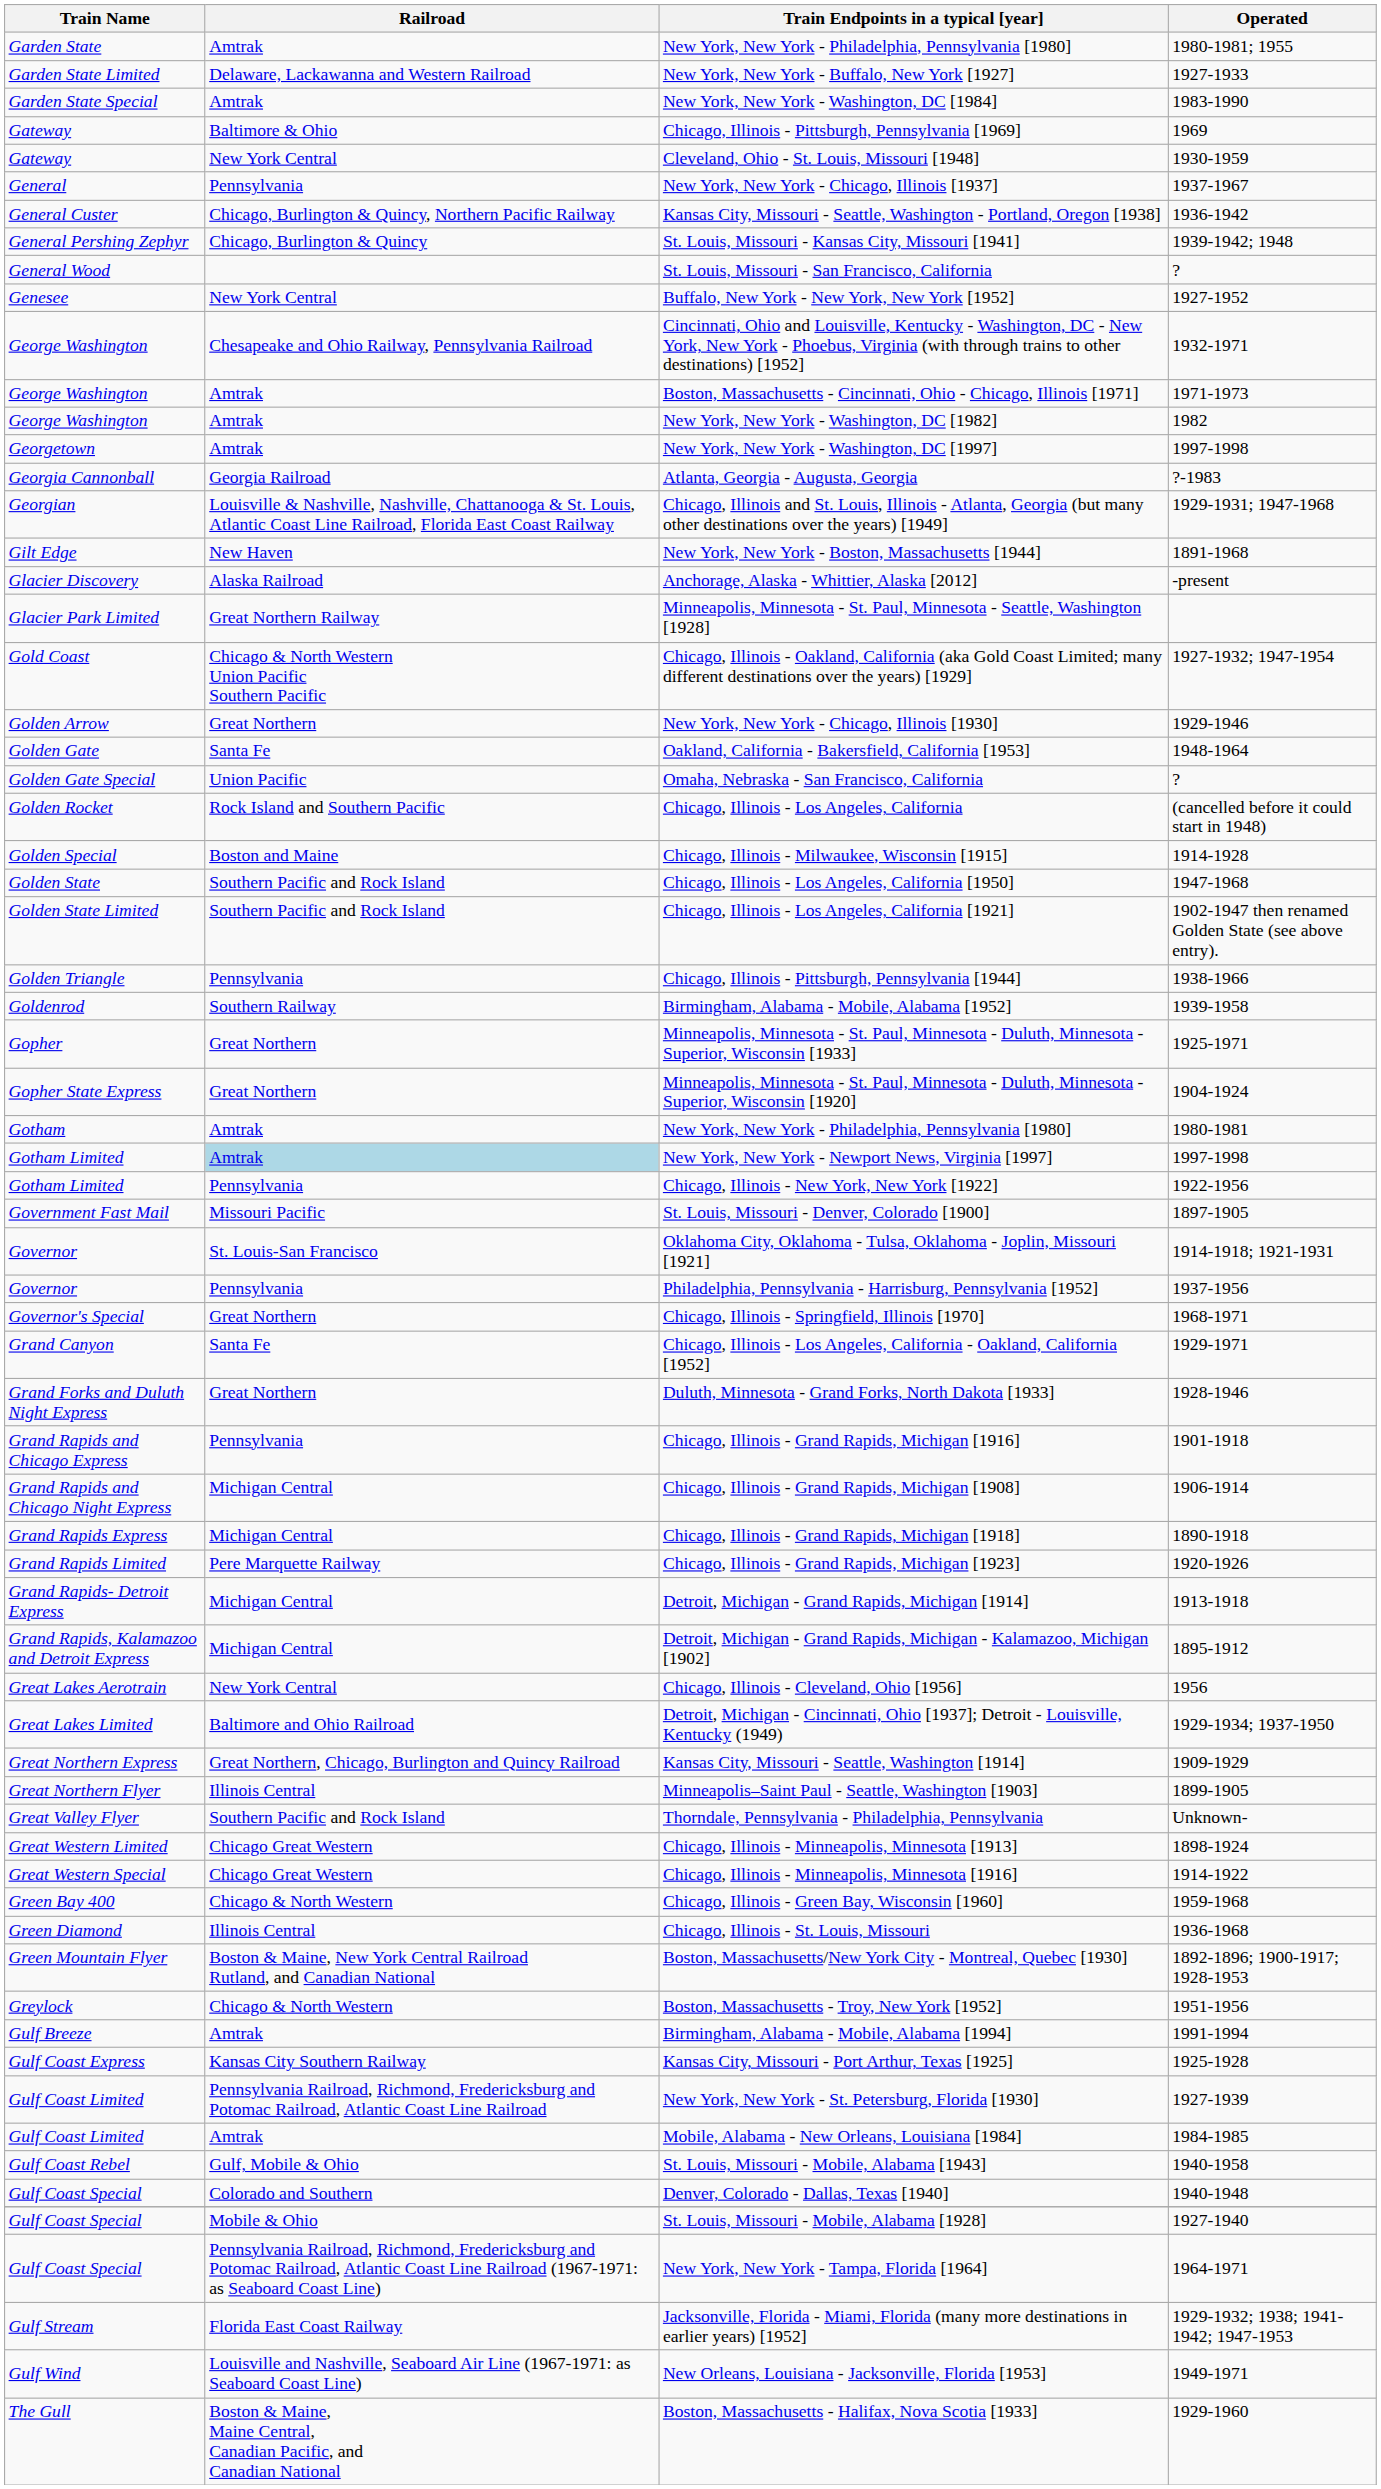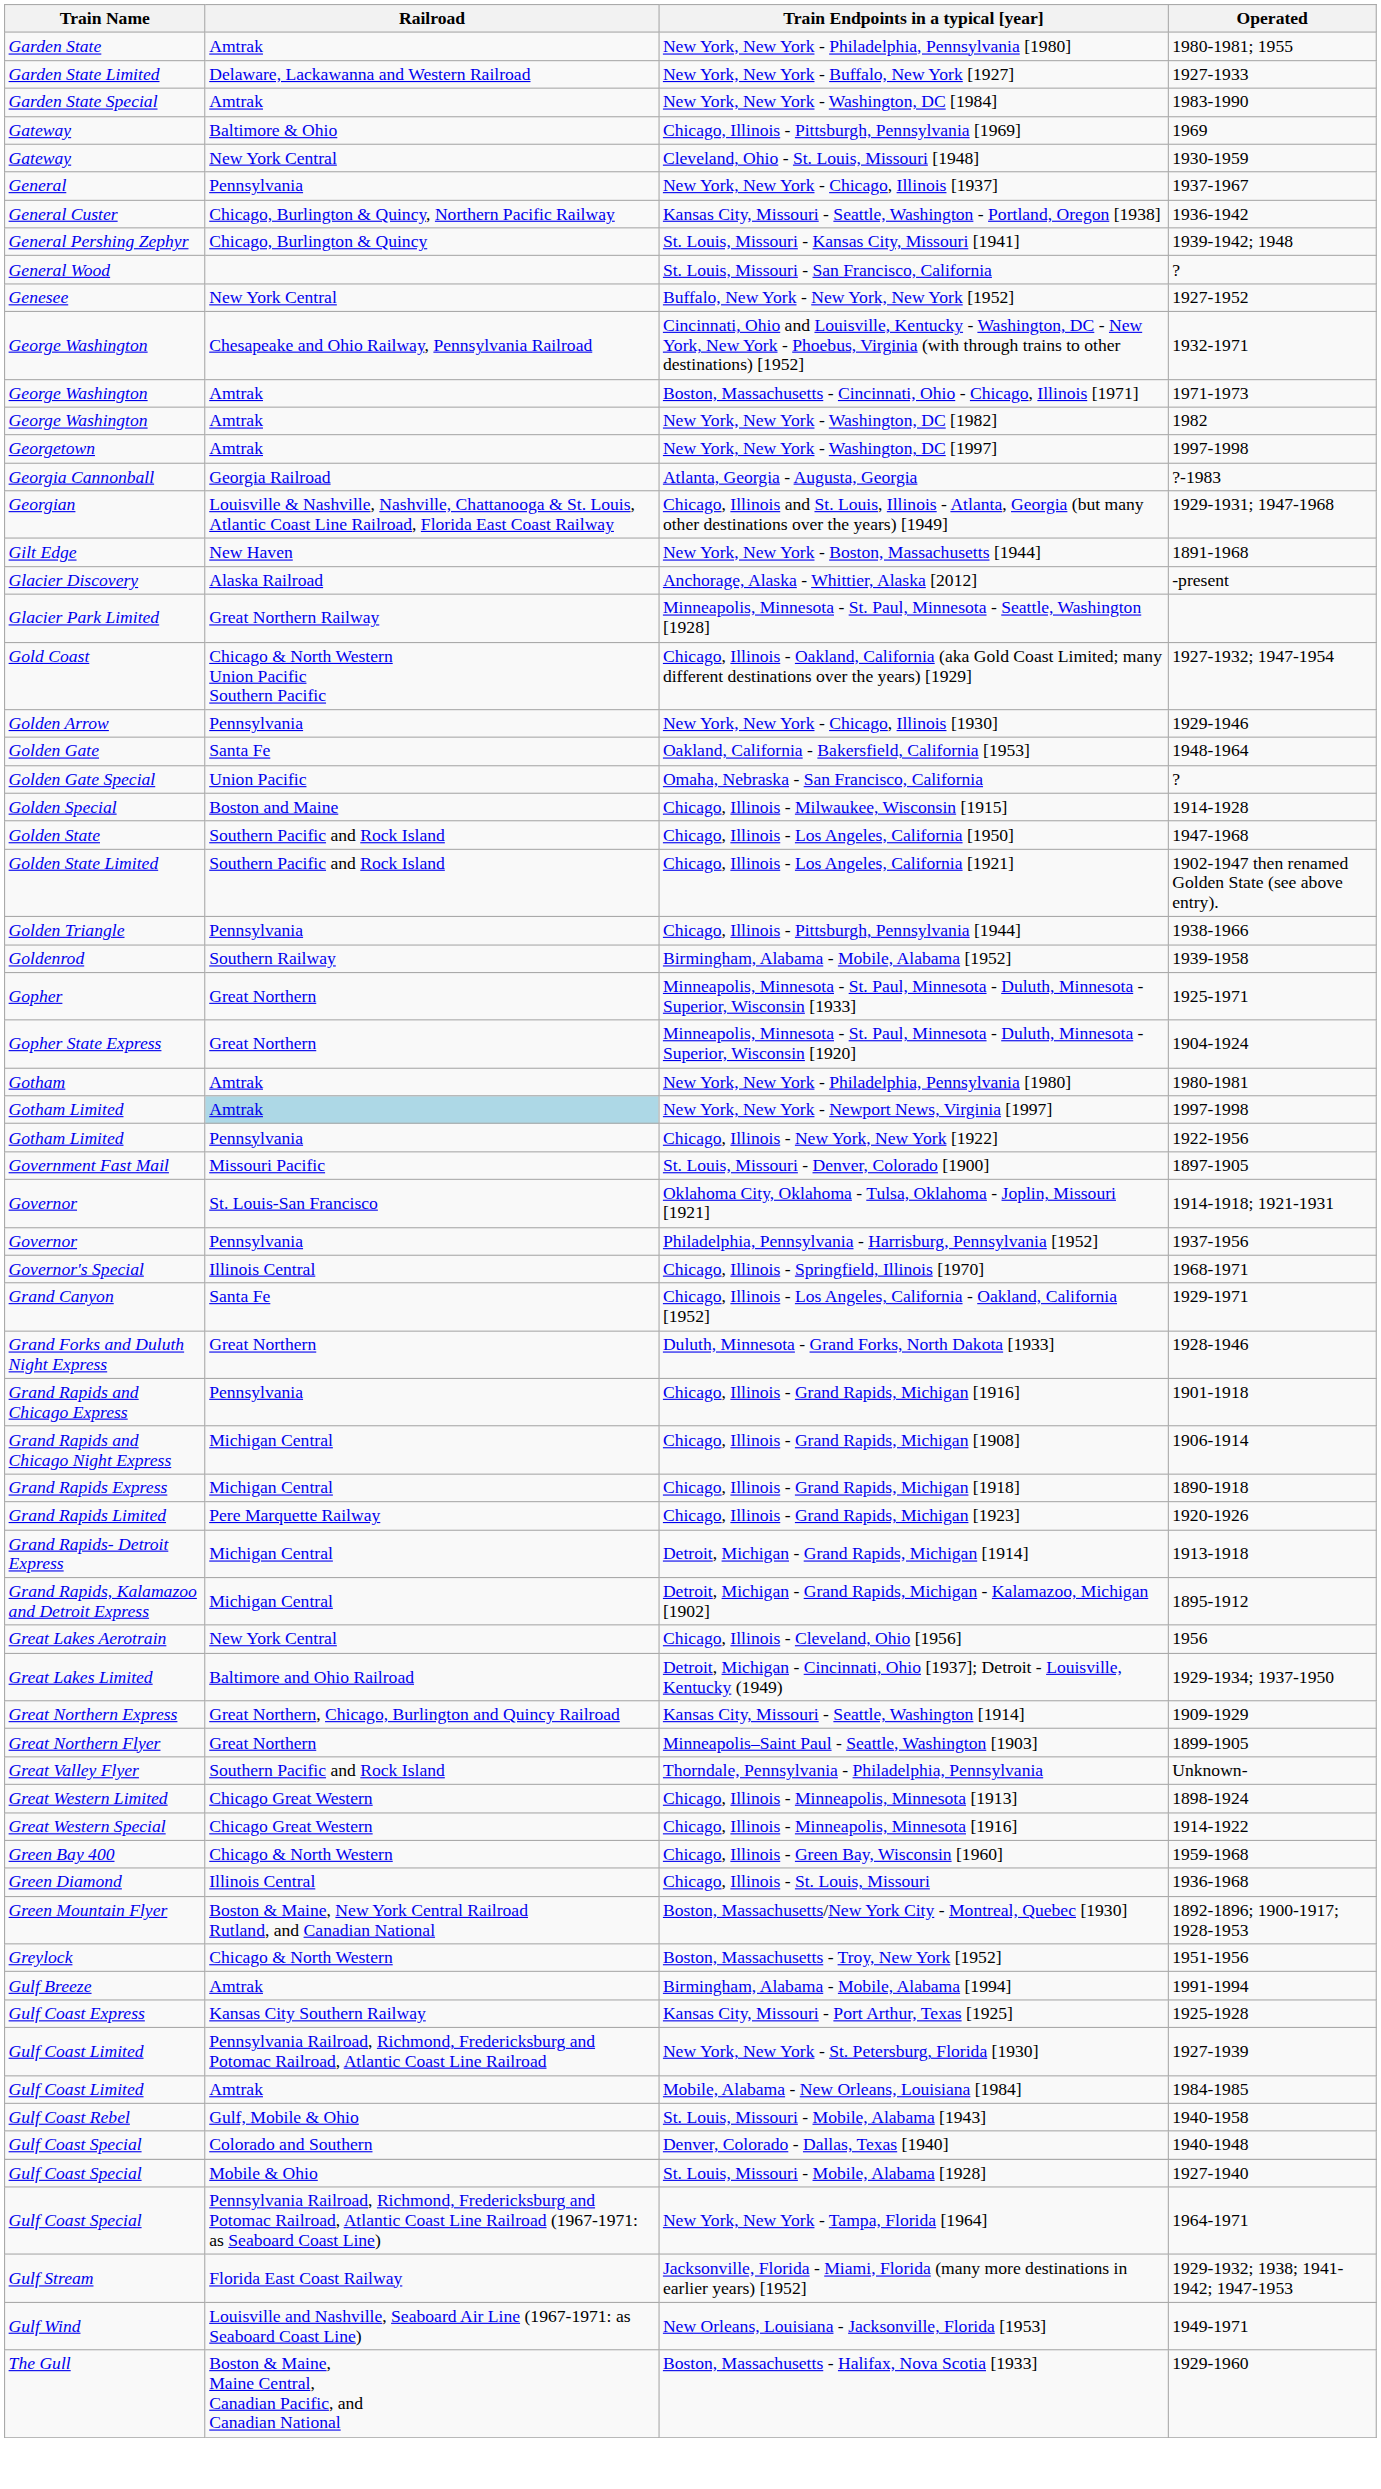(263, 723) Great Northern -> (256, 723) Pennsylvania
- row: (813, 807)
(263, 1316) Great Northern -> (262, 1269) Illinois Central
(262, 1790) Illinois Central -> (263, 1742) Great Northern
